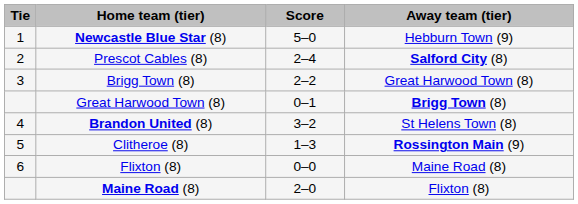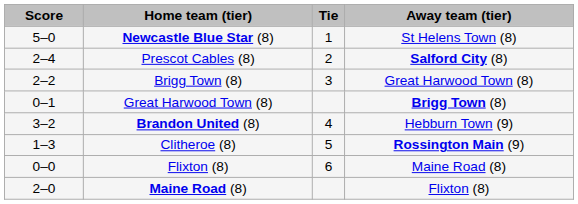columns swapped: (20, 16) <-> (305, 16)
(459, 37) Hebburn Town (9) -> (459, 37) St Helens Town (8)
(459, 124) St Helens Town (8) -> (459, 124) Hebburn Town (9)
